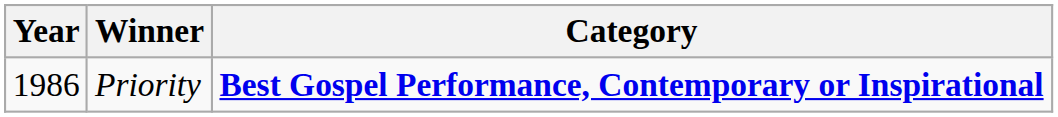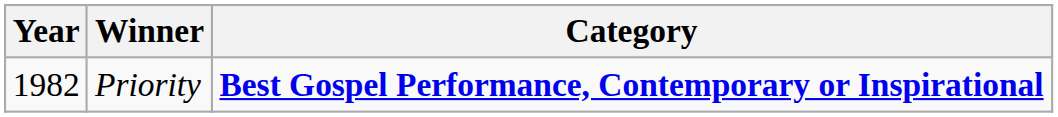(46, 84) 1986 -> (46, 84) 1982
